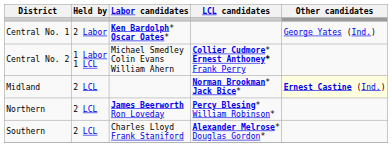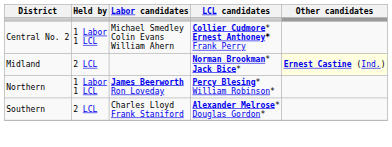- row: (38, 33)
(85, 109) 2 LCL -> (90, 87) 1 Labor 1 LCL
